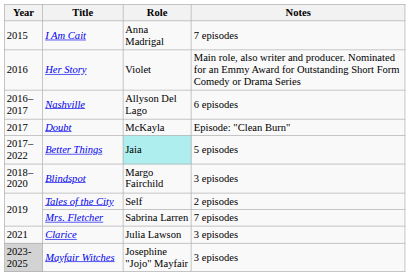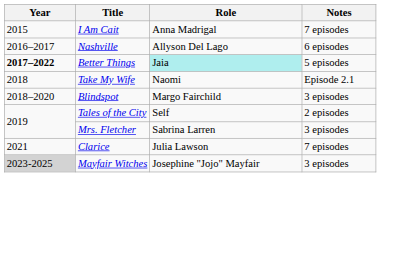- row: (66, 70)
- row: (58, 127)
(20, 150) normal -> (31, 63) bold
+ row: (106, 79)
(216, 218) 7 episodes -> (326, 130) 3 episodes
(216, 234) 3 episodes -> (326, 146) 7 episodes
